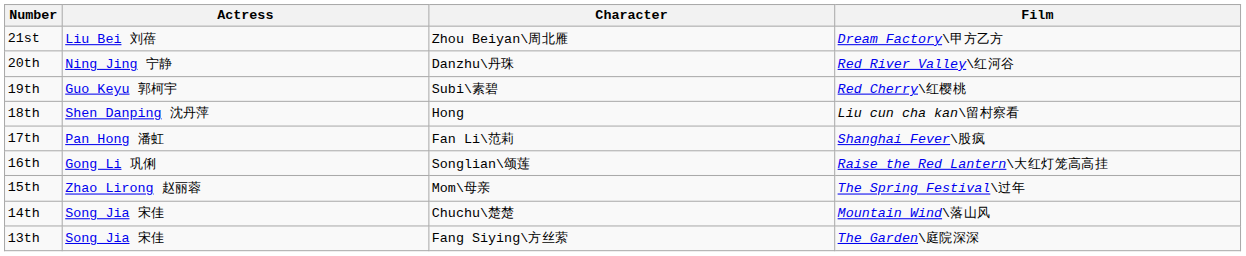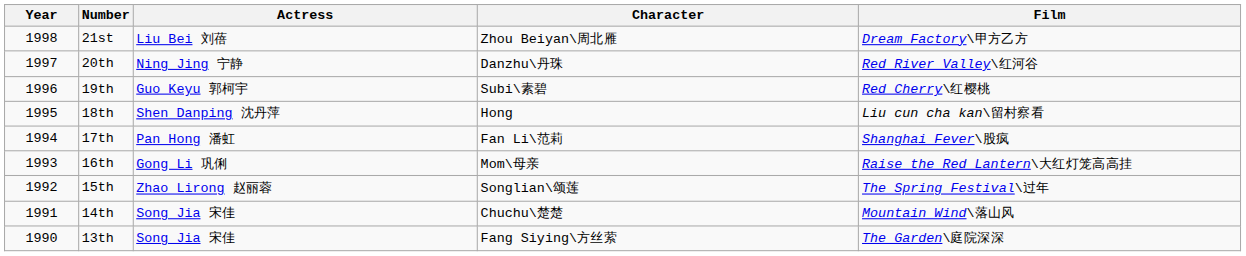+ column: (41, 15)
(481, 164) Songlian\颂莲 -> (510, 164) Mom\母亲
(461, 189) Mom\母亲 -> (530, 189) Songlian\颂莲
